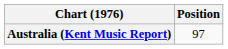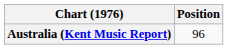(198, 34) 97 -> (198, 34) 96
